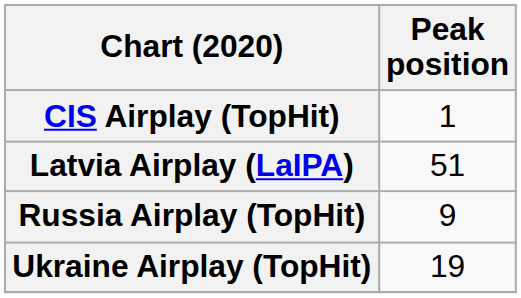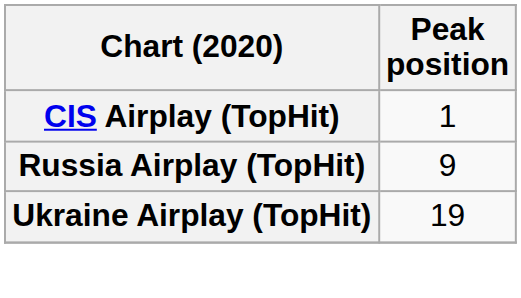- row: (192, 165)
